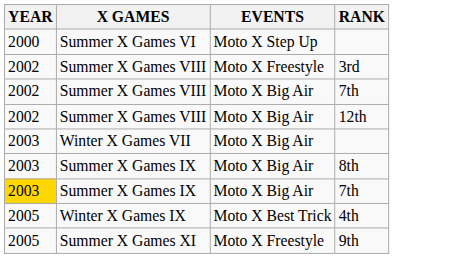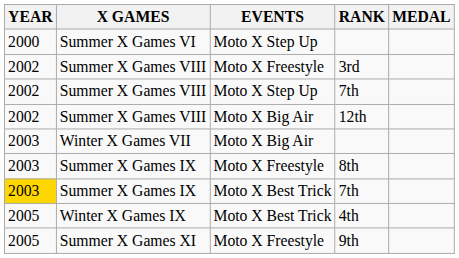+ column: (421, 16)
(263, 91) Moto X Big Air -> (266, 91) Moto X Step Up
(263, 166) Moto X Big Air -> (269, 166) Moto X Freestyle
(263, 191) Moto X Big Air -> (272, 191) Moto X Best Trick
